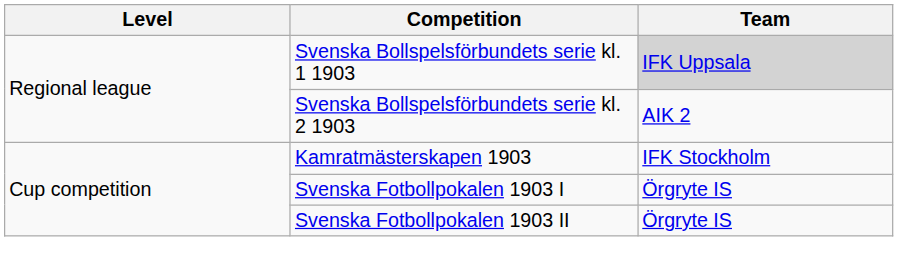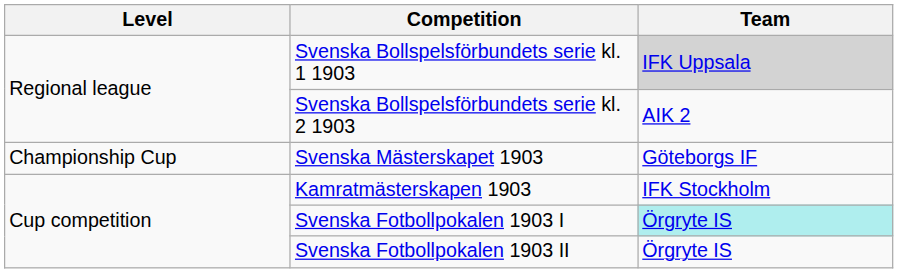+ row: (419, 158)
(687, 189) no background -> (687, 220) paleturquoise background
